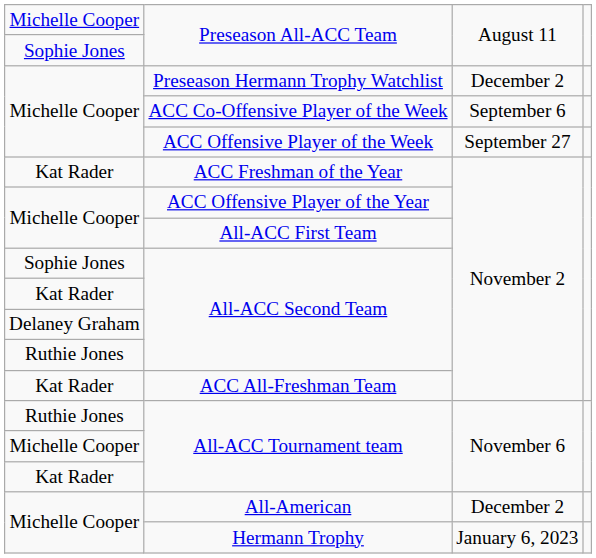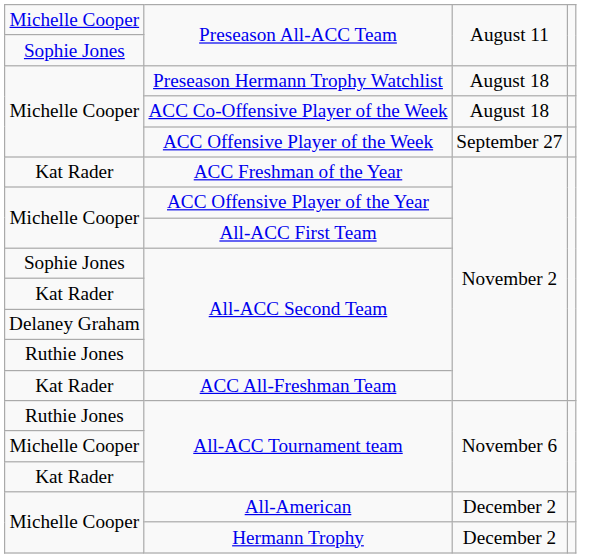(517, 80) December 2 -> (509, 80) August 18
(517, 111) September 6 -> (509, 111) August 18
(517, 537) January 6, 2023 -> (509, 537) December 2
